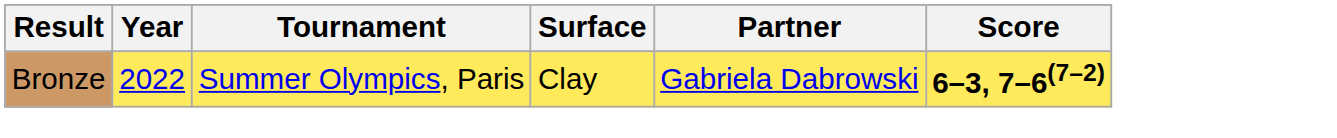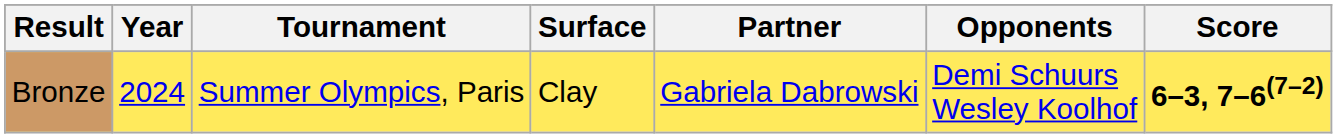+ column: (1035, 27)
(152, 78) 2022 -> (152, 91) 2024
